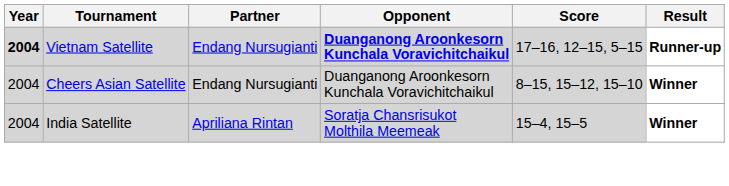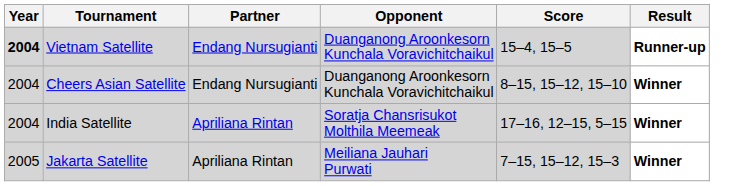(417, 47) bold -> (409, 47) normal
(579, 47) 17–16, 12–15, 5–15 -> (536, 47) 15–4, 15–5
(551, 123) 15–4, 15–5 -> (564, 123) 17–16, 12–15, 5–15
+ row: (97, 162)
